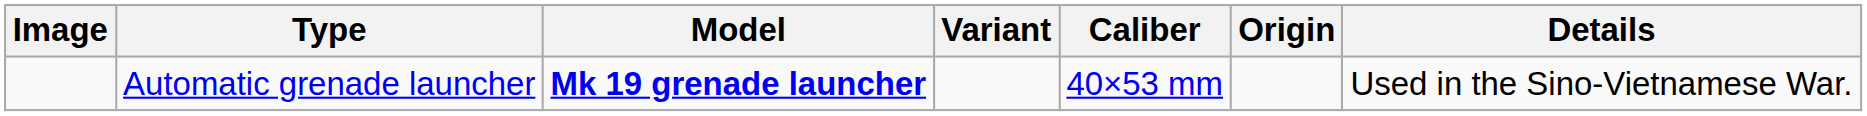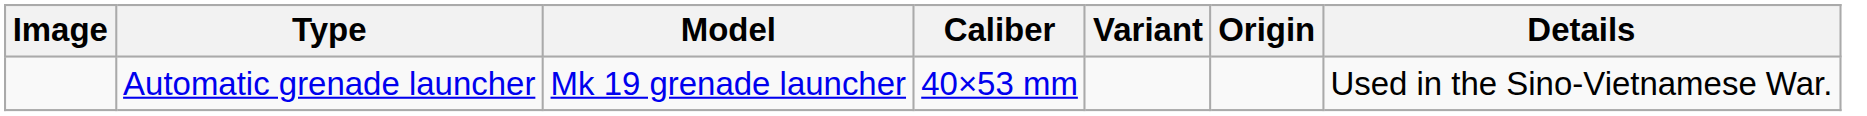columns swapped: (996, 30) <-> (1145, 30)
(738, 82) bold -> (728, 82) normal
